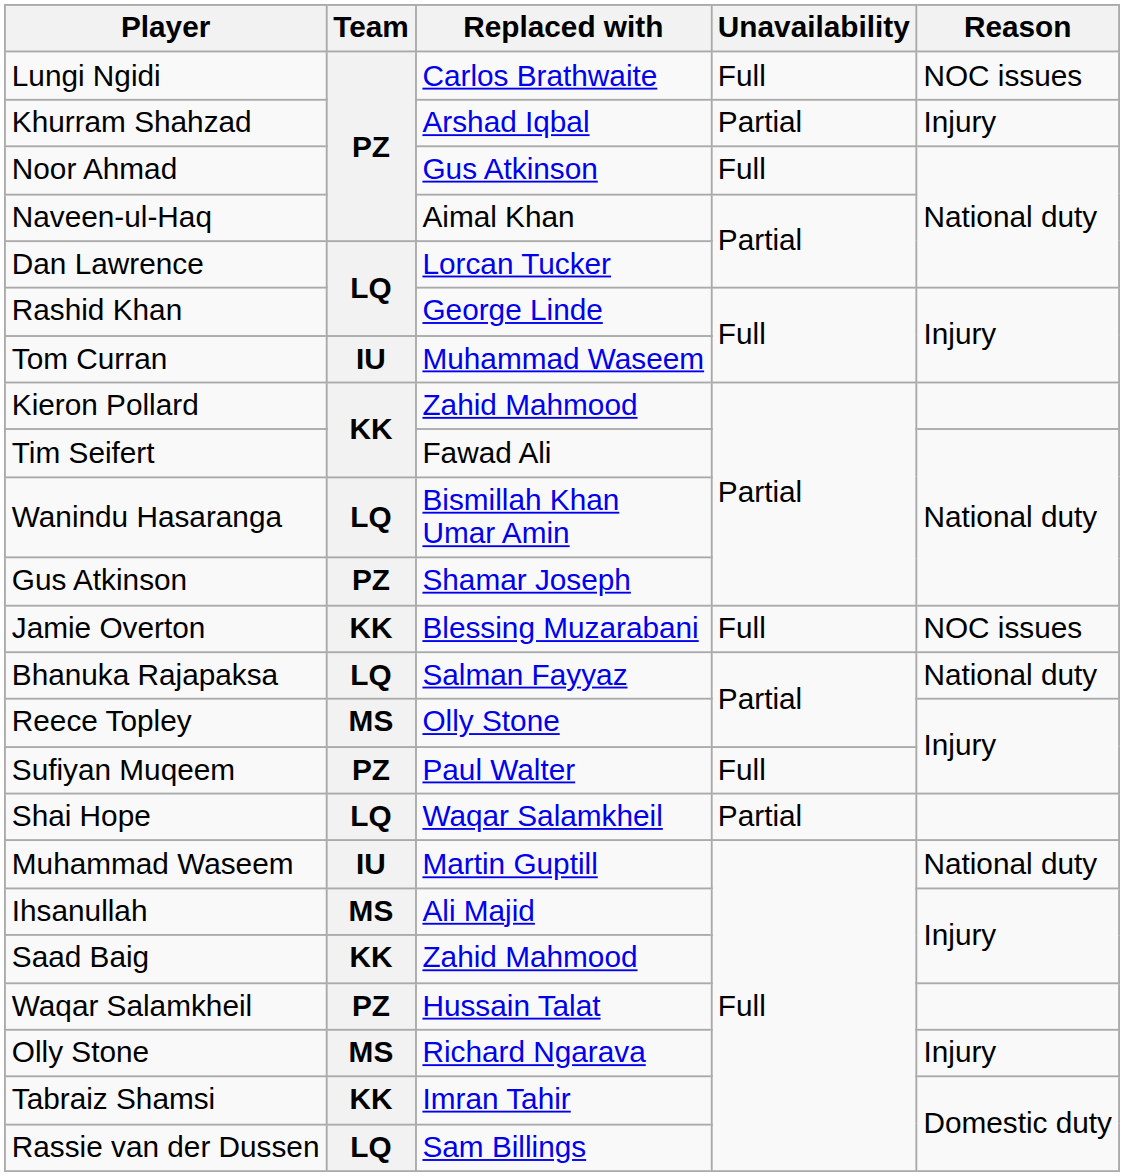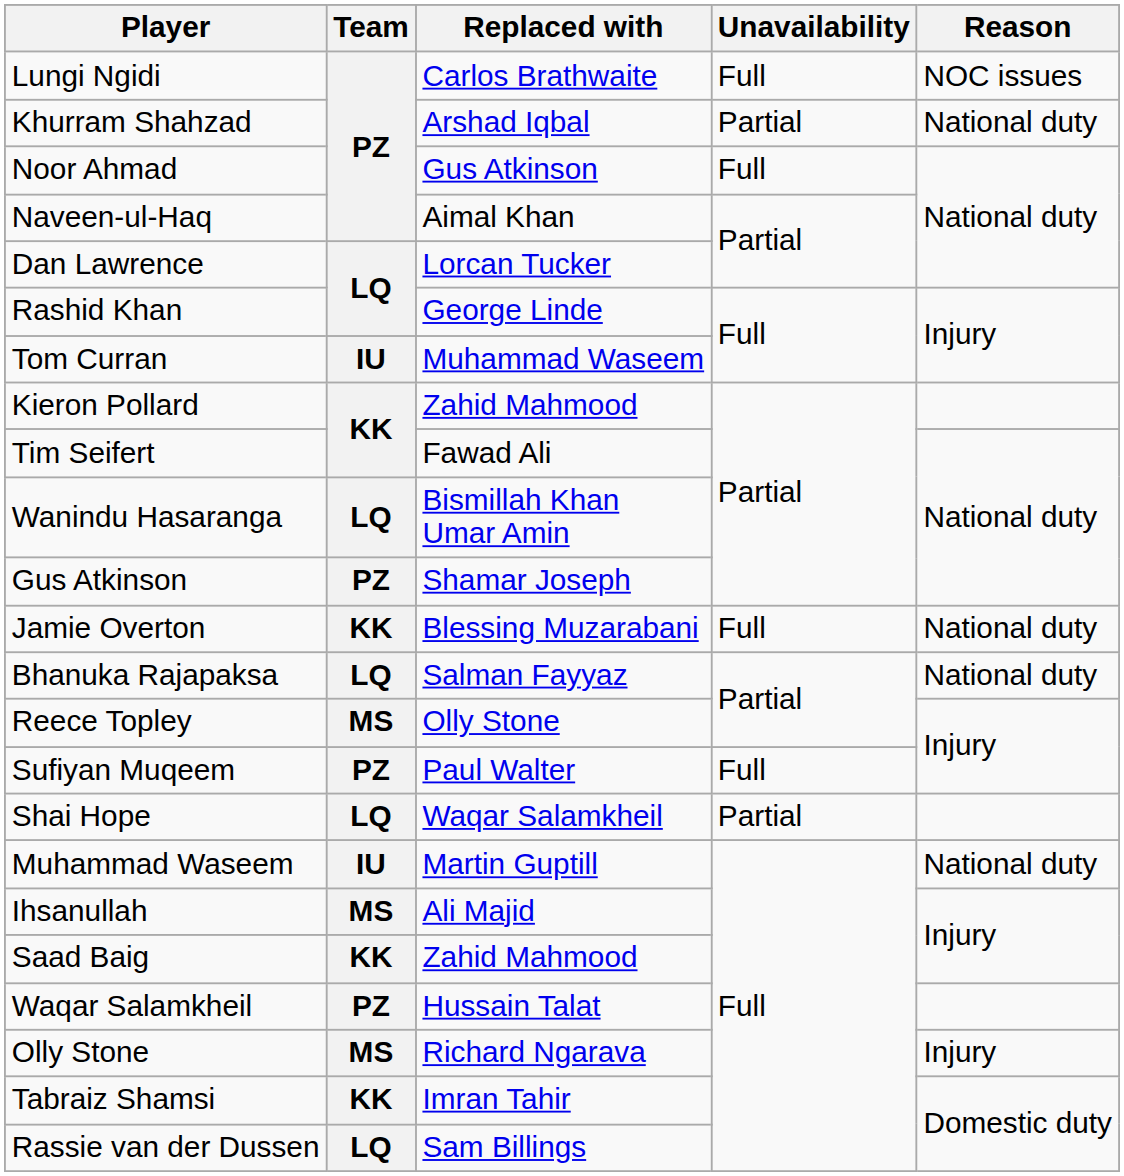(960, 122) Injury -> (1010, 122) National duty
(1003, 627) NOC issues -> (1010, 627) National duty
